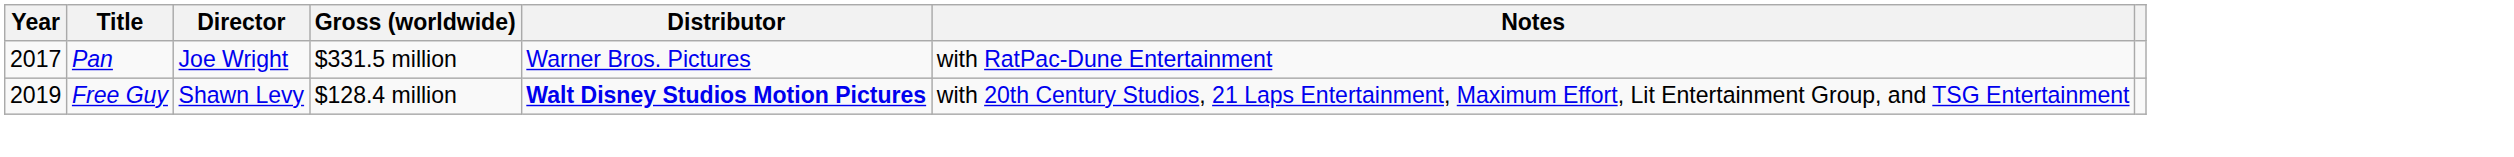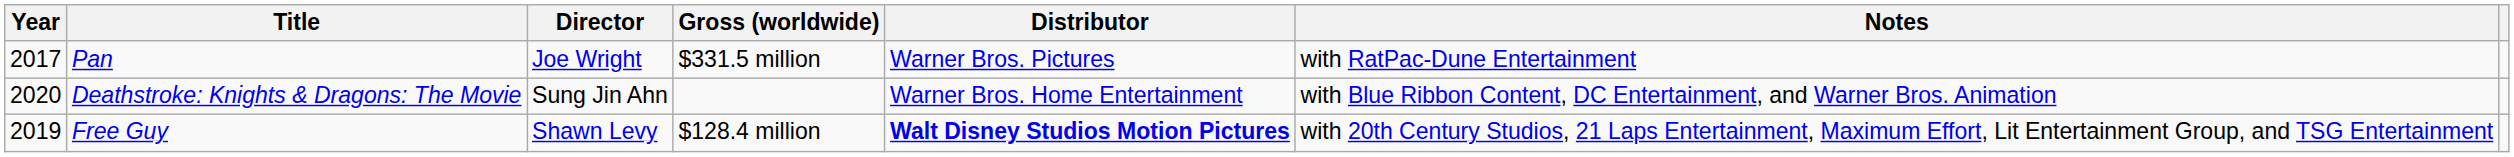+ row: (297, 95)
